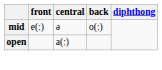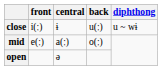+ row: (16, 27)
(58, 27) ə -> (62, 42) a(ː)
(62, 42) a(ː) -> (58, 57) ə
